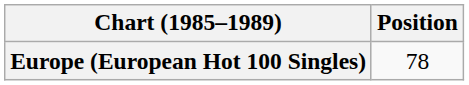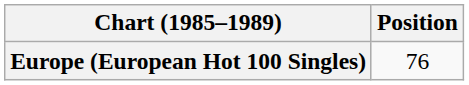(417, 60) 78 -> (417, 60) 76
